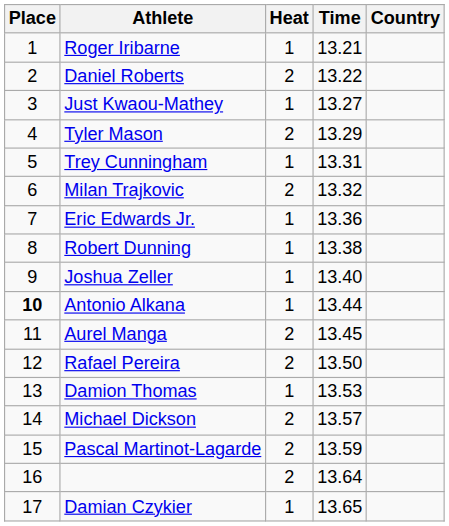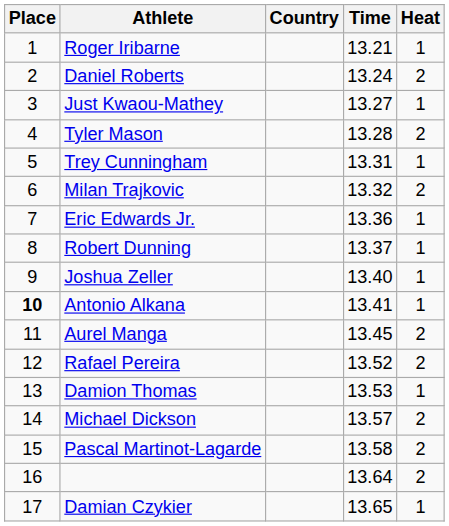columns swapped: (405, 18) <-> (289, 18)
(340, 76) 13.22 -> (370, 76) 13.24
(340, 133) 13.29 -> (370, 133) 13.28
(340, 248) 13.38 -> (370, 248) 13.37
(340, 305) 13.44 -> (370, 305) 13.41
(340, 362) 13.50 -> (370, 362) 13.52
(340, 448) 13.59 -> (370, 448) 13.58
